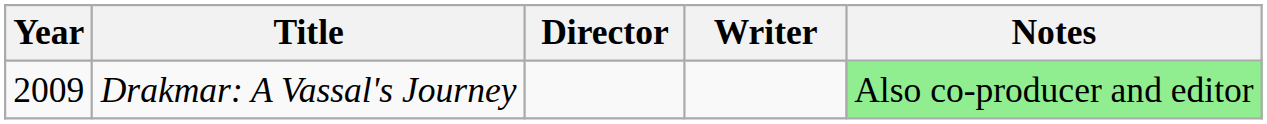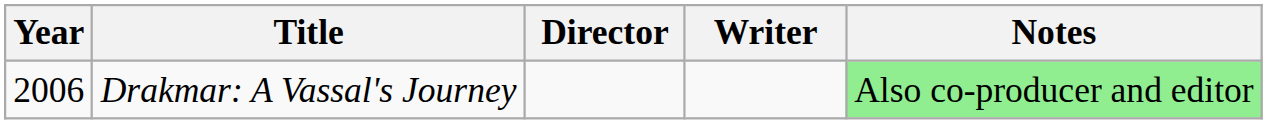(49, 88) 2009 -> (49, 88) 2006
